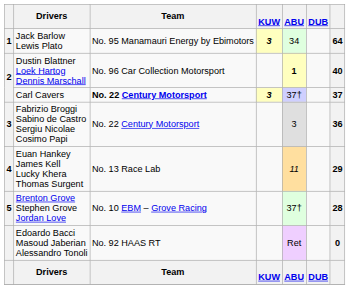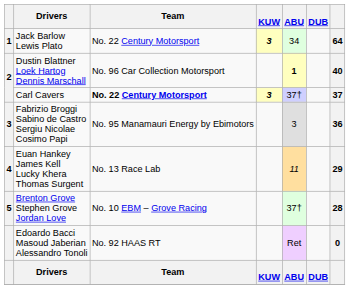(173, 41) No. 95 Manamauri Energy by Ebimotors -> (146, 41) No. 22 Century Motorsport
(146, 124) No. 22 Century Motorsport -> (173, 124) No. 95 Manamauri Energy by Ebimotors
